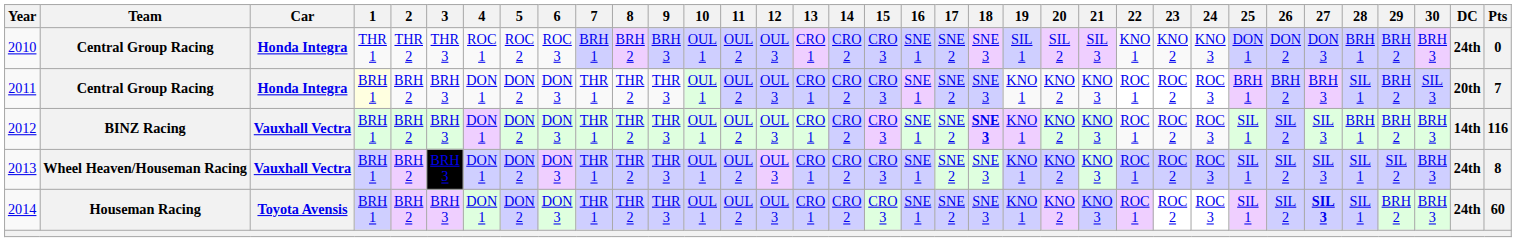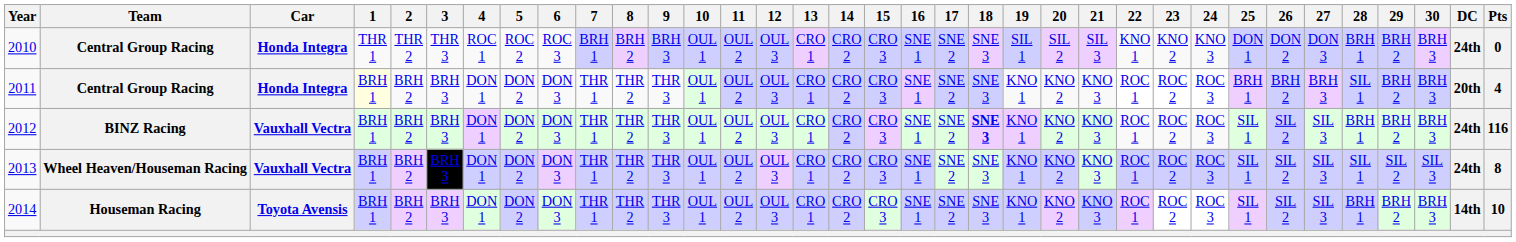(1432, 88) SIL 3 -> (1432, 88) BRH 3
(1498, 88) 7 -> (1498, 88) 4
(1467, 128) 14th -> (1467, 128) 24th
(1432, 168) BRH 3 -> (1432, 168) SIL 3
(1323, 209) bold -> (1323, 209) normal
(1360, 209) SIL 1 -> (1360, 209) BRH 1
(1467, 209) 24th -> (1467, 209) 14th
(1498, 209) 60 -> (1498, 209) 10
